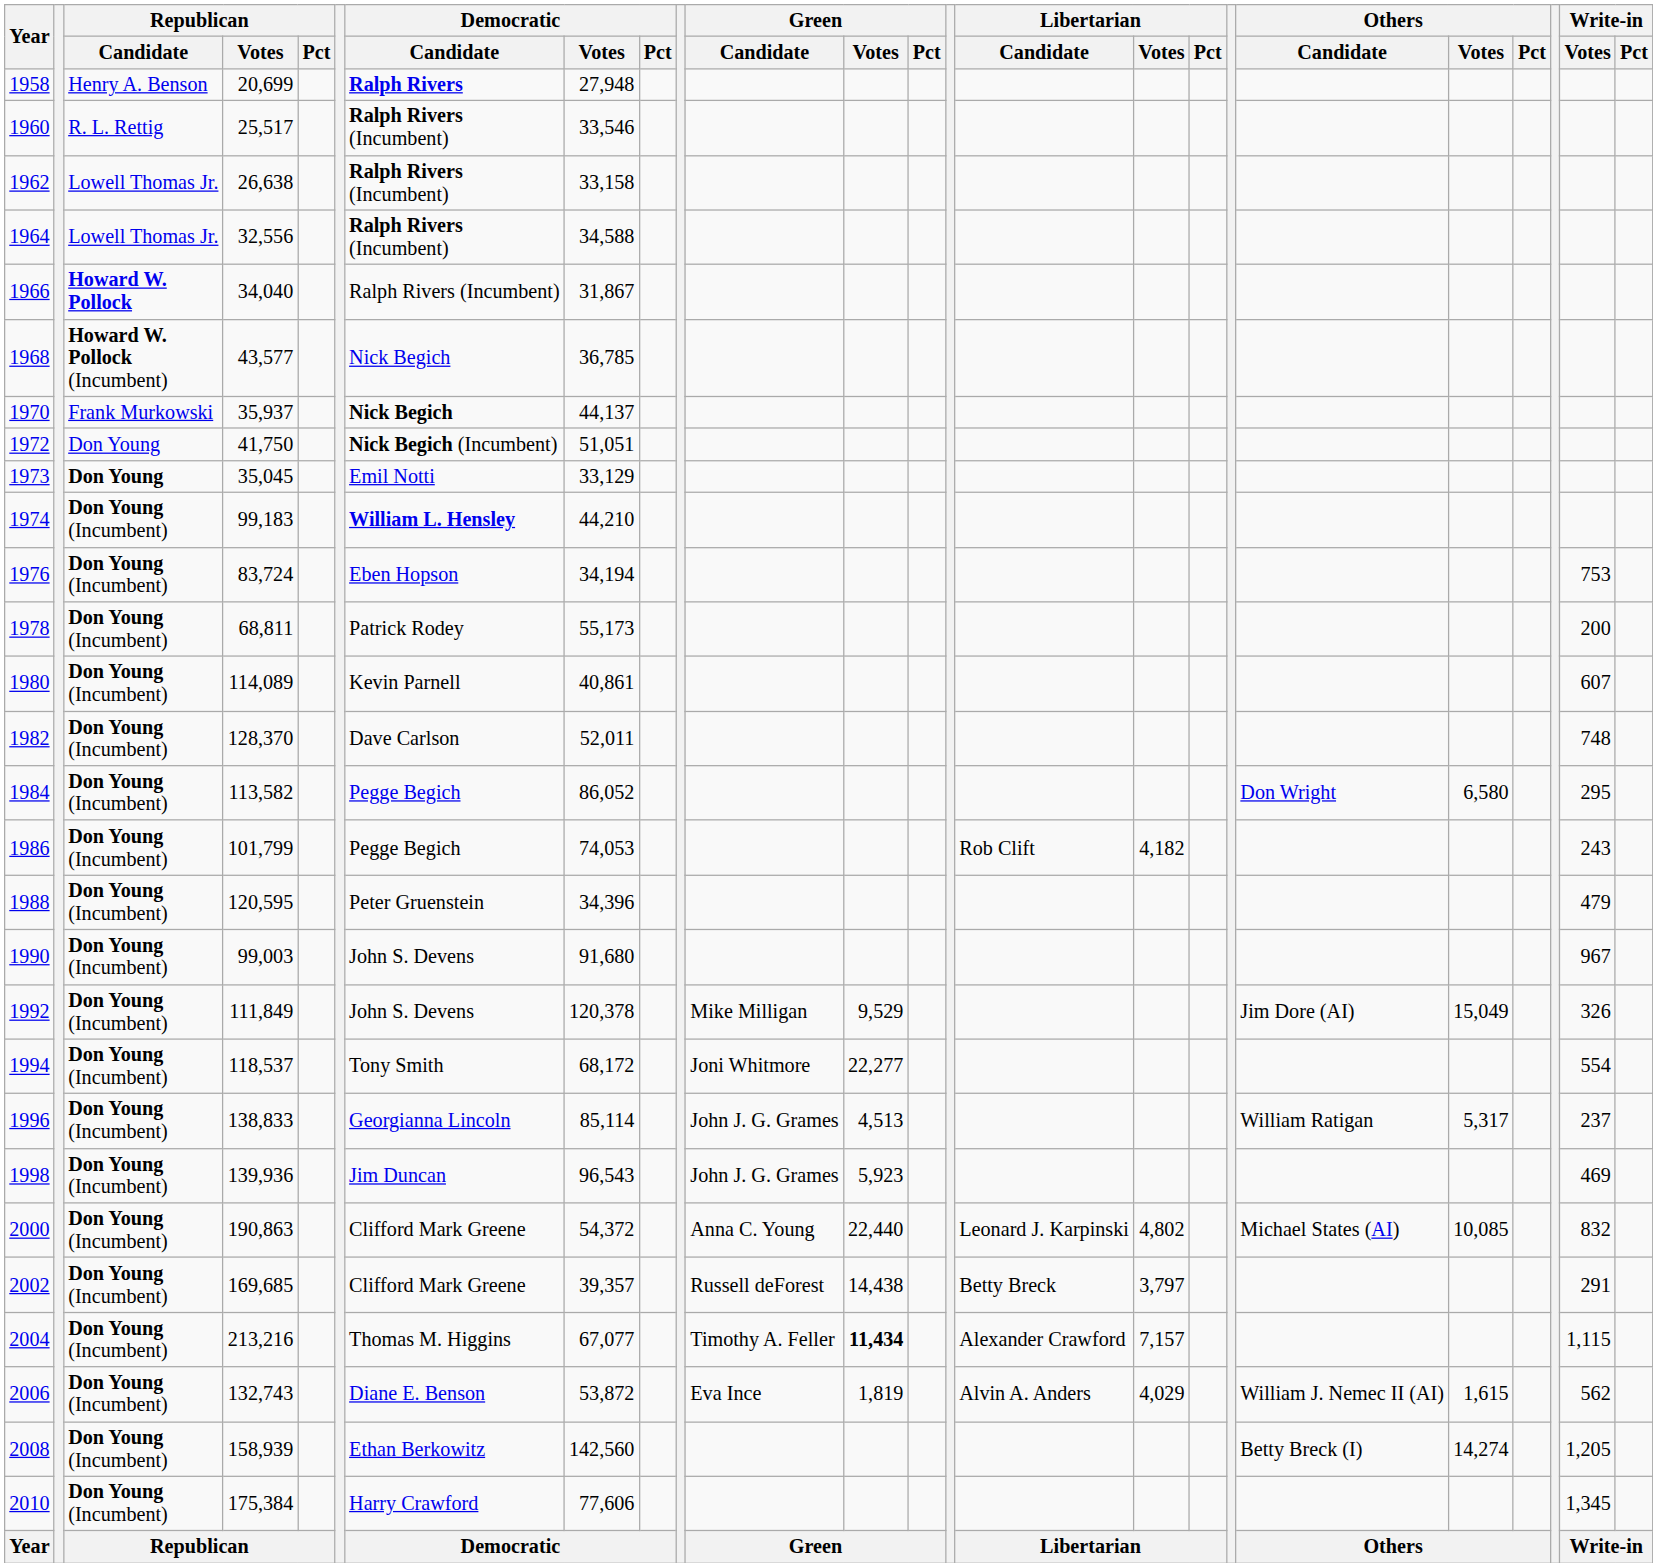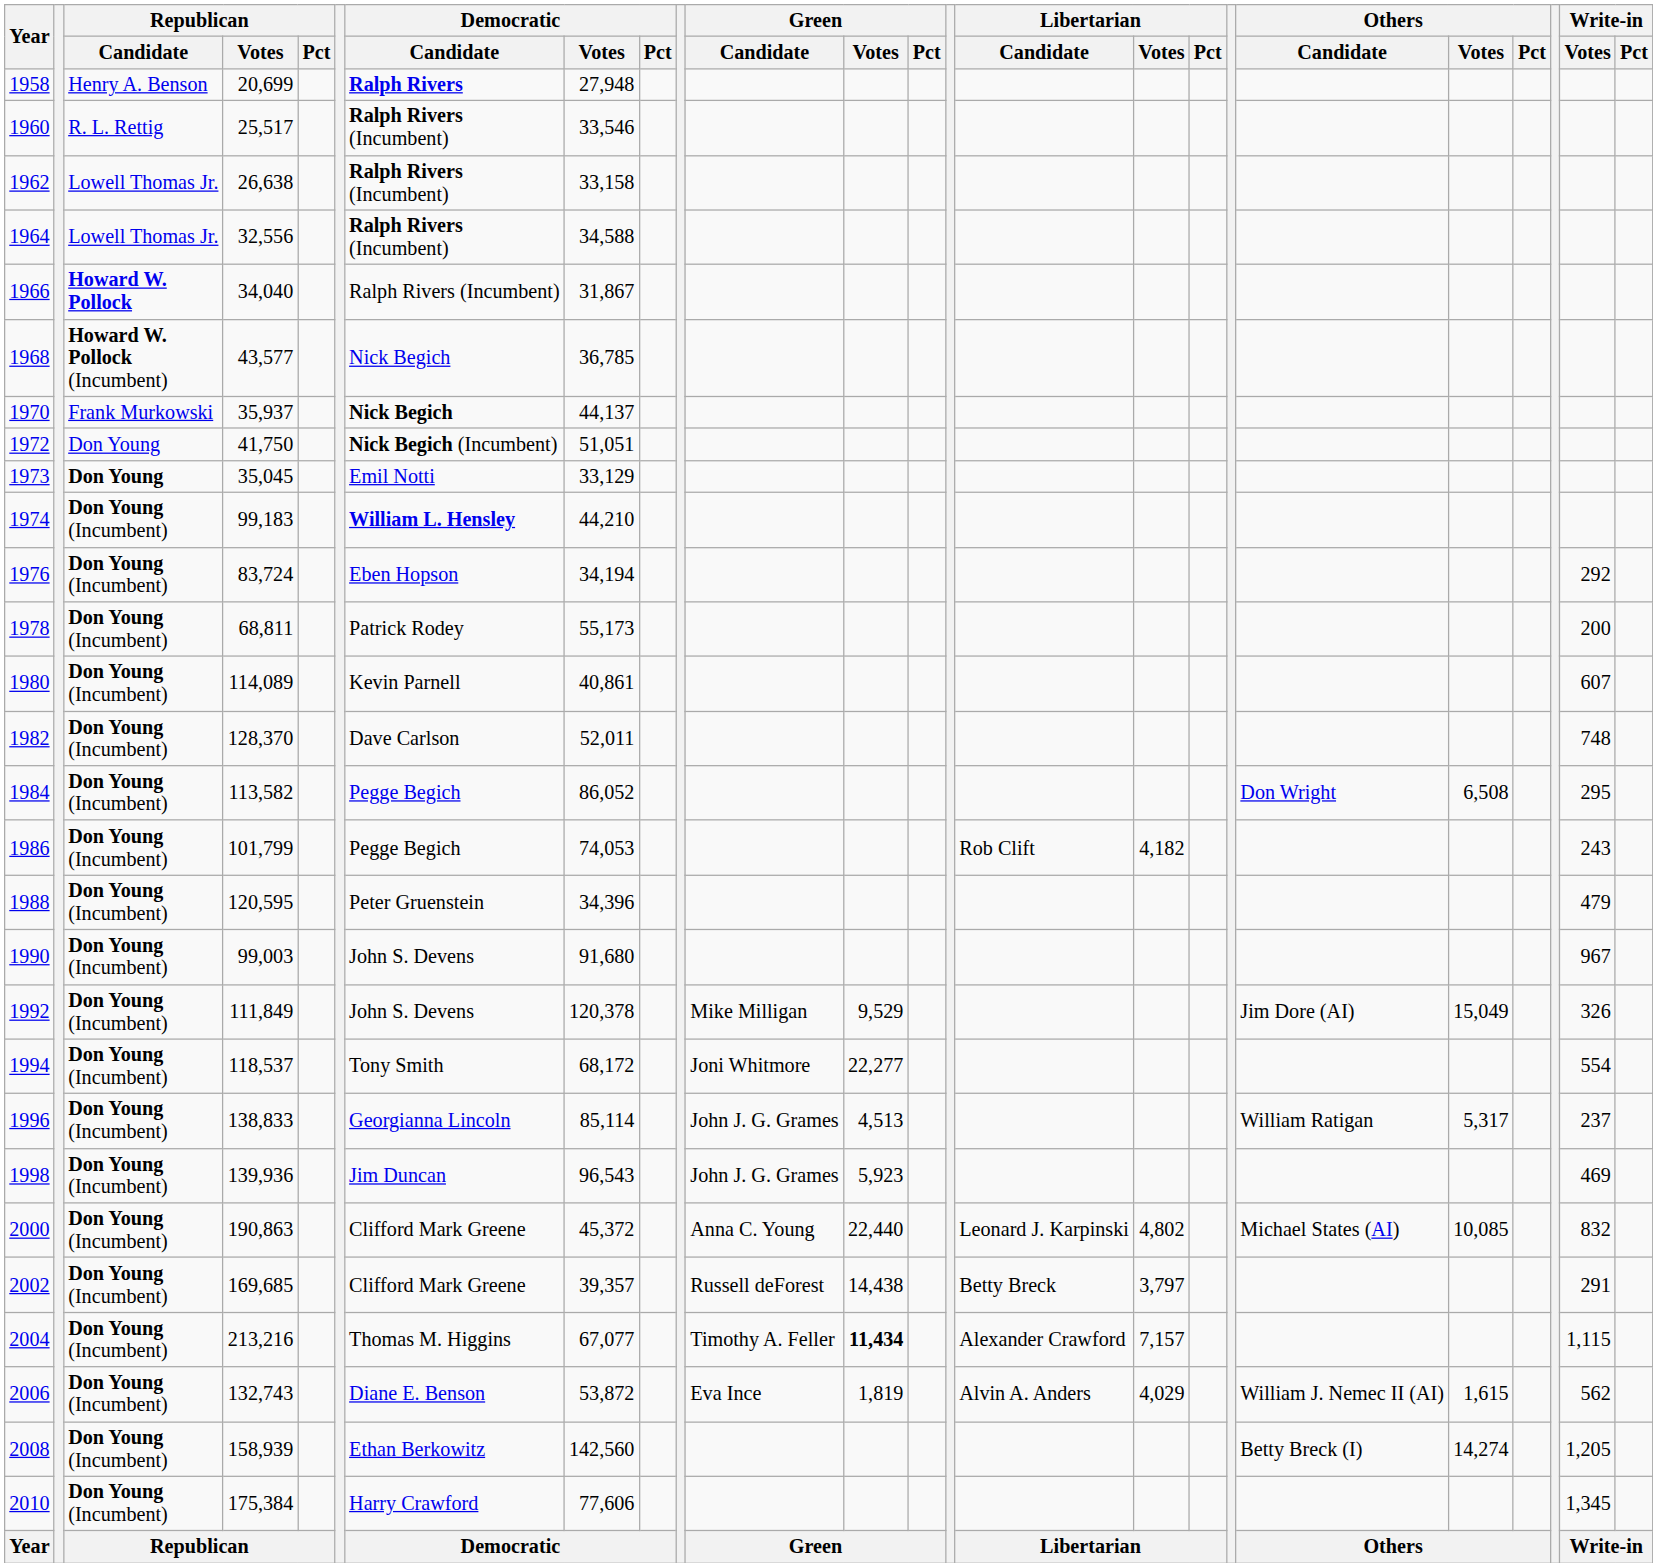(1596, 574) 753 -> (1596, 574) 292
(1486, 792) 6,580 -> (1486, 792) 6,508
(607, 1230) 54,372 -> (607, 1230) 45,372
